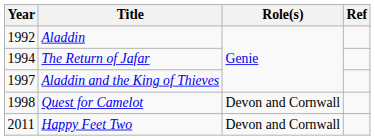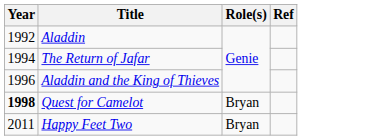(21, 80) 1997 -> (21, 80) 1996
(21, 102) normal -> (21, 102) bold
(283, 102) Devon and Cornwall -> (242, 102) Bryan
(283, 124) Devon and Cornwall -> (242, 124) Bryan
